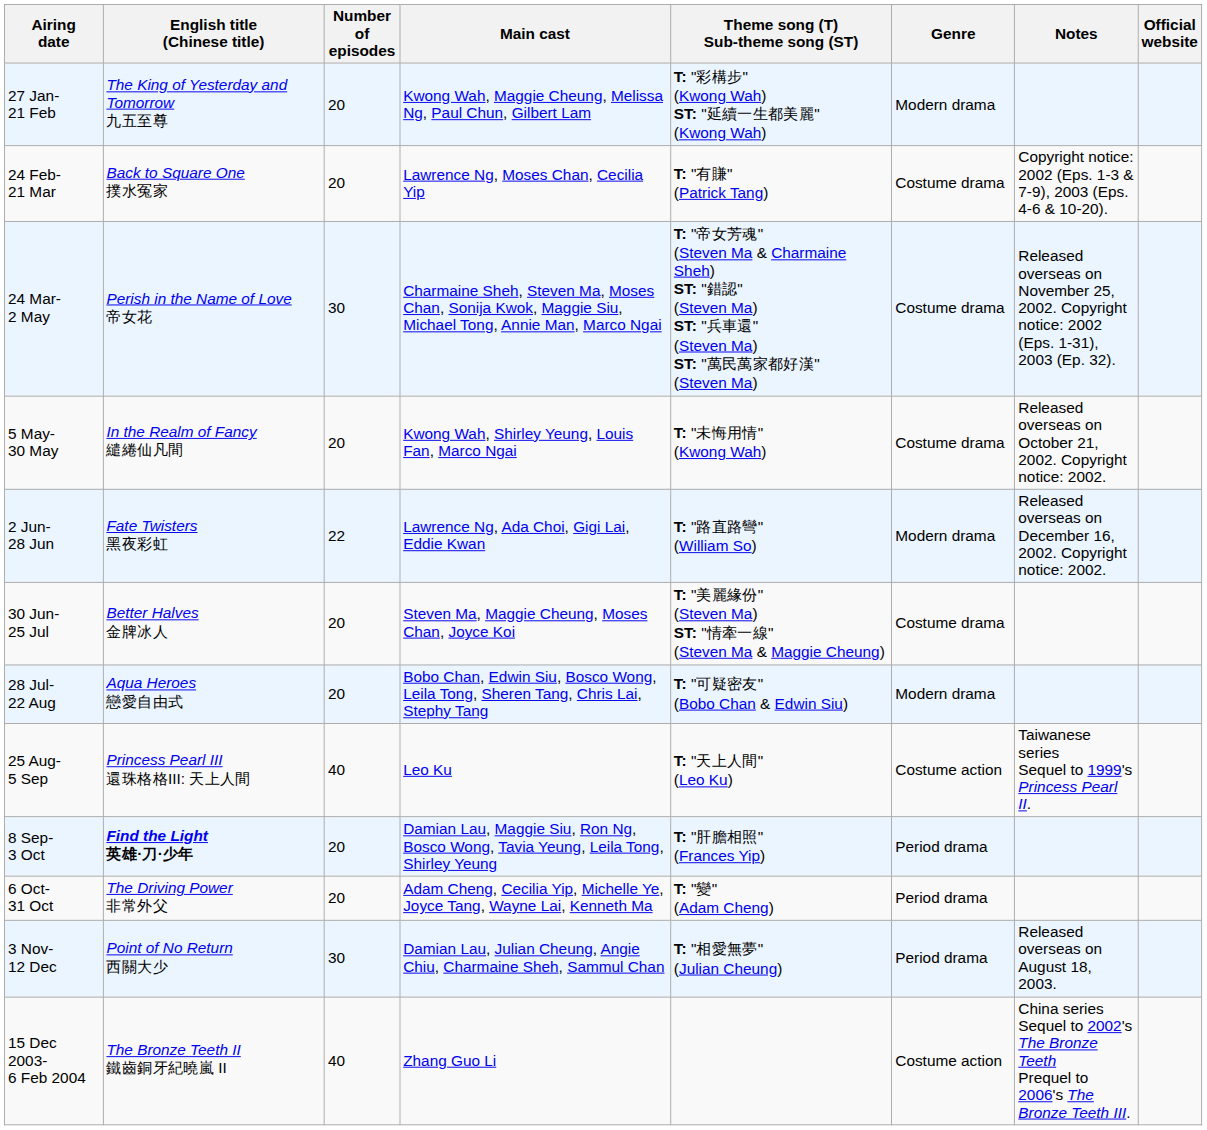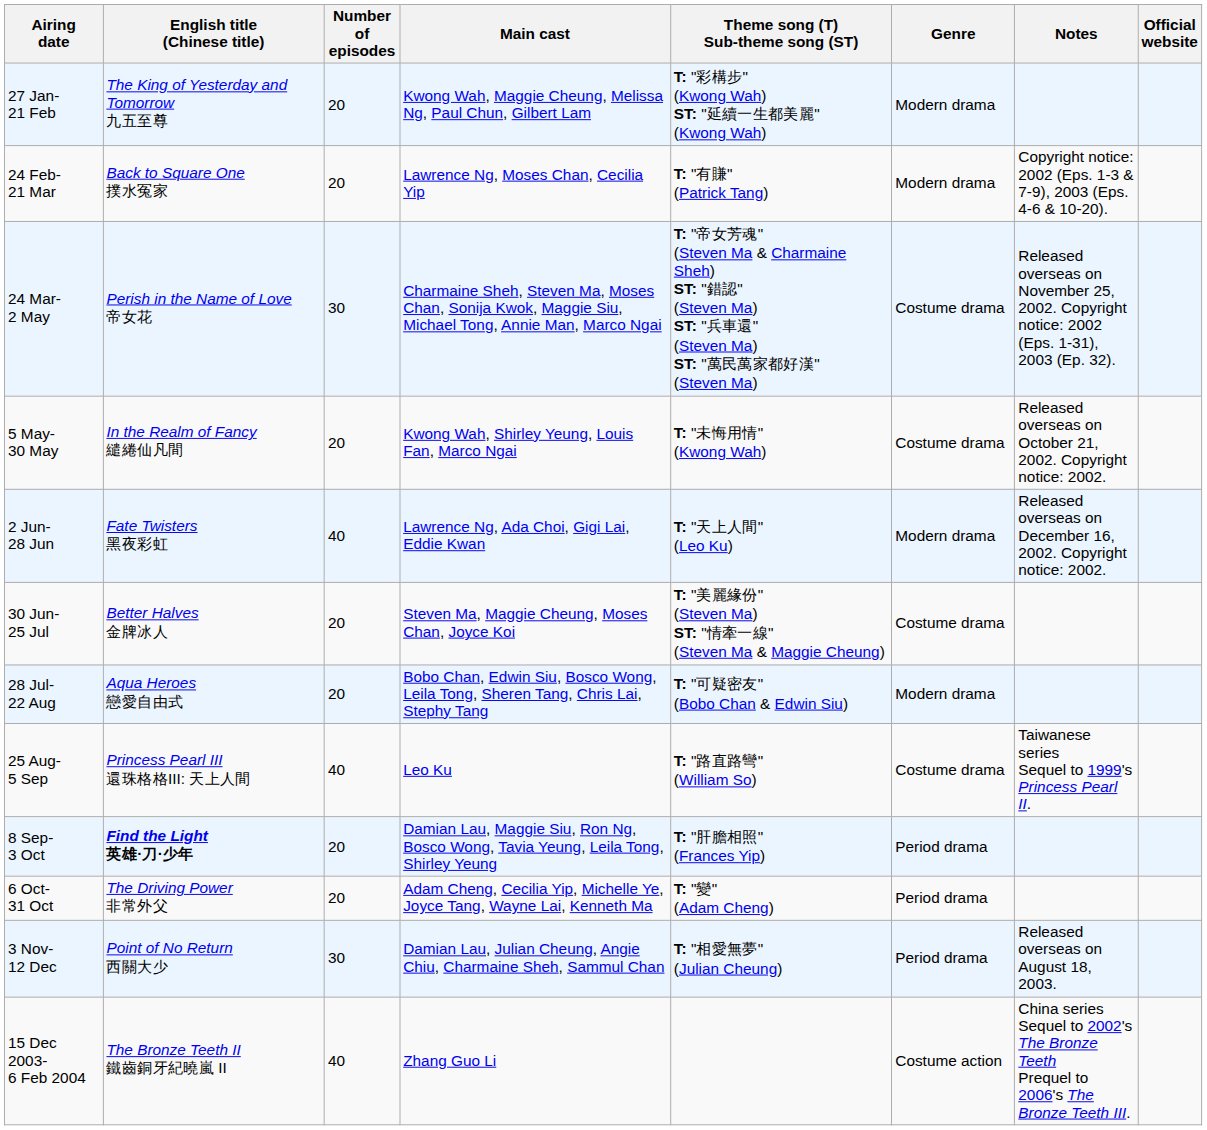(950, 183) Costume drama -> (945, 183) Modern drama
(336, 535) 22 -> (336, 535) 40
(719, 536) T: "路直路彎" (William So) -> (719, 536) T: "天上人間" (Leo Ku)
(719, 770) T: "天上人間" (Leo Ku) -> (719, 770) T: "路直路彎" (William So)
(949, 770) Costume action -> (950, 770) Costume drama
